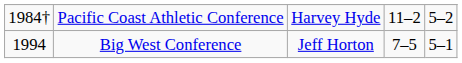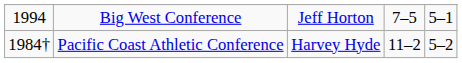rows swapped: (171, 17) <-> (171, 44)
